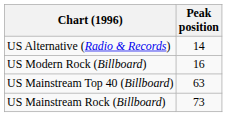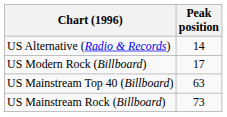(199, 64) 16 -> (199, 64) 17
